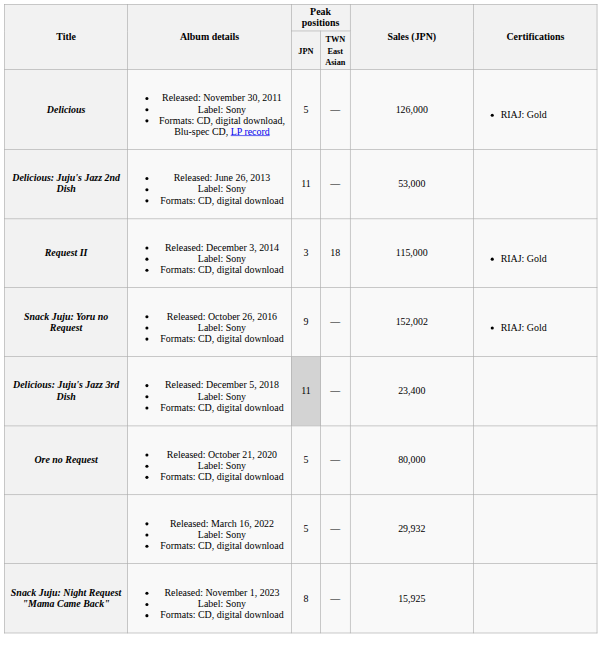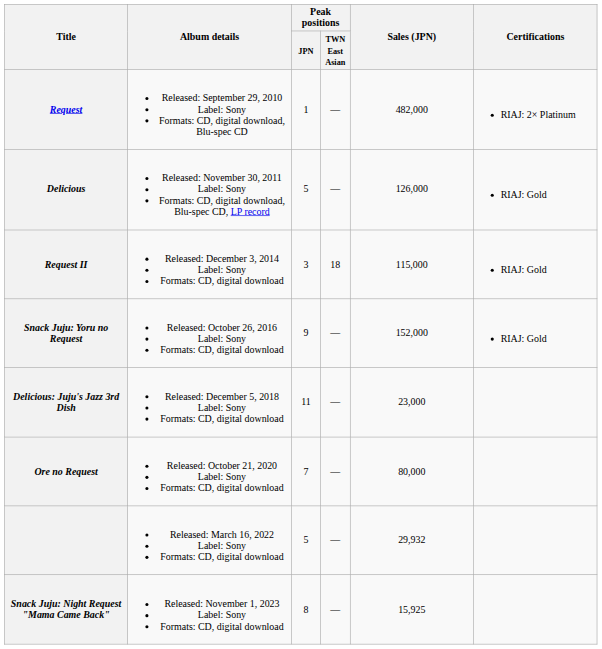+ row: (66, 109)
- row: (66, 184)
(412, 322) 152,002 -> (412, 333) 152,000
(306, 391) lightgrey background -> (306, 402) no background
(412, 391) 23,400 -> (412, 402) 23,000
(306, 460) 5 -> (306, 471) 7
